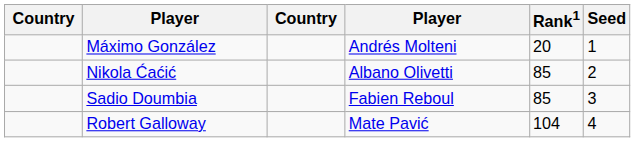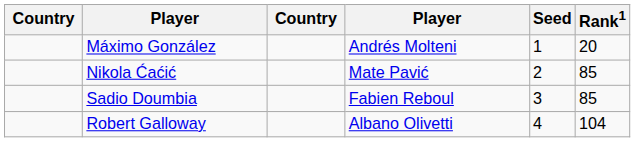columns swapped: (556, 19) <-> (607, 19)
(401, 72) Albano Olivetti -> (389, 72) Mate Pavić
(389, 124) Mate Pavić -> (401, 124) Albano Olivetti
